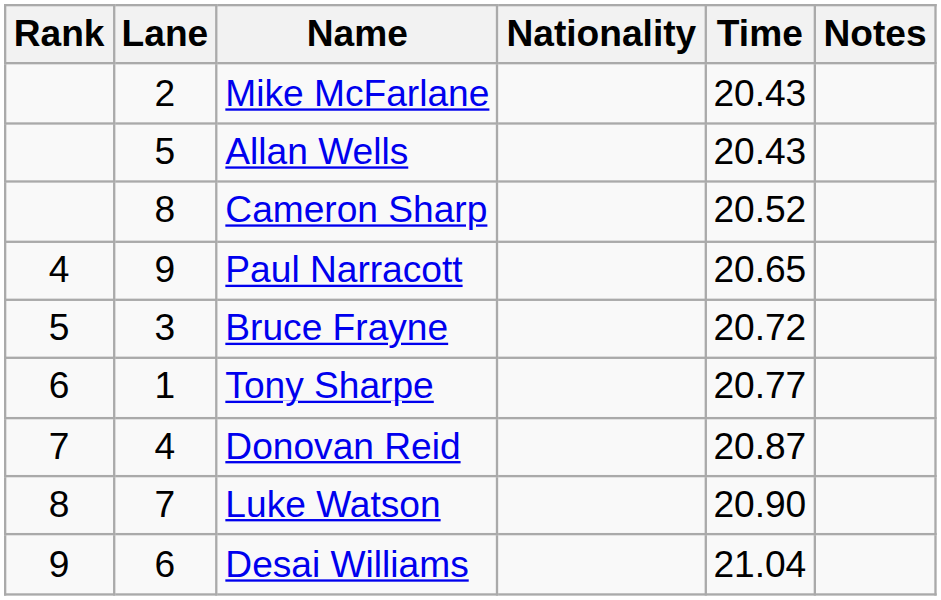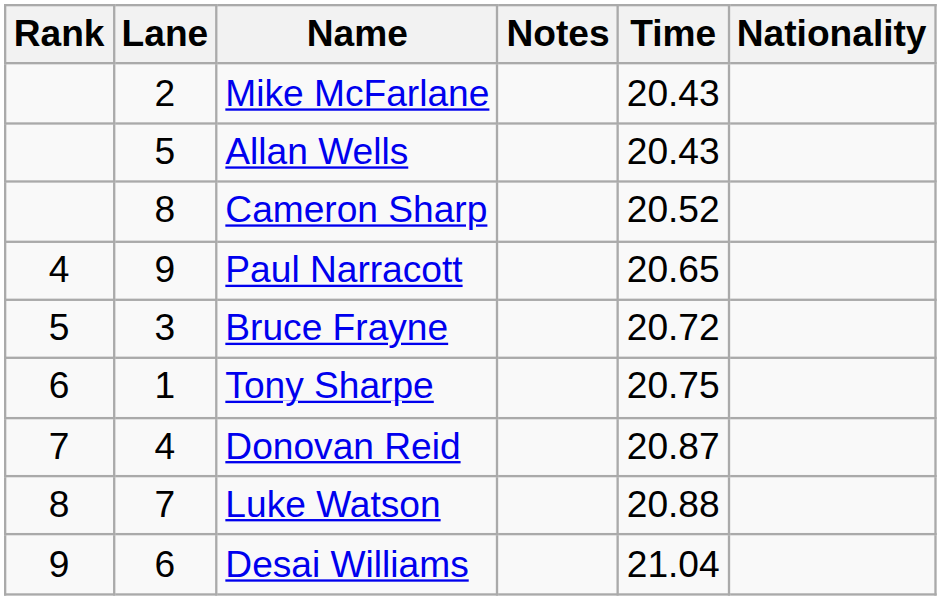columns swapped: (601, 33) <-> (875, 33)
(760, 387) 20.77 -> (673, 387) 20.75
(760, 504) 20.90 -> (673, 504) 20.88
